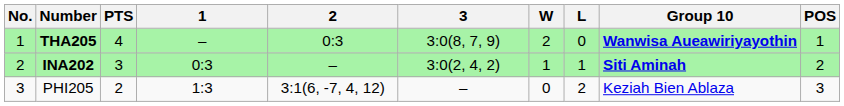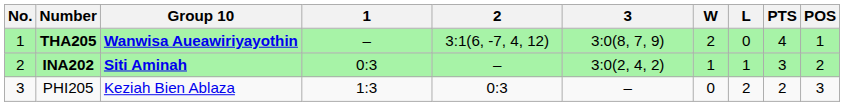columns swapped: (700, 16) <-> (119, 16)
(333, 40) 0:3 -> (497, 40) 3:1(6, -7, 4, 12)
(333, 88) 3:1(6, -7, 4, 12) -> (497, 88) 0:3
